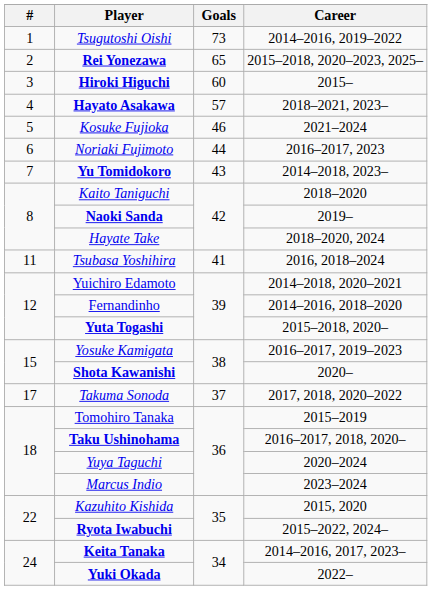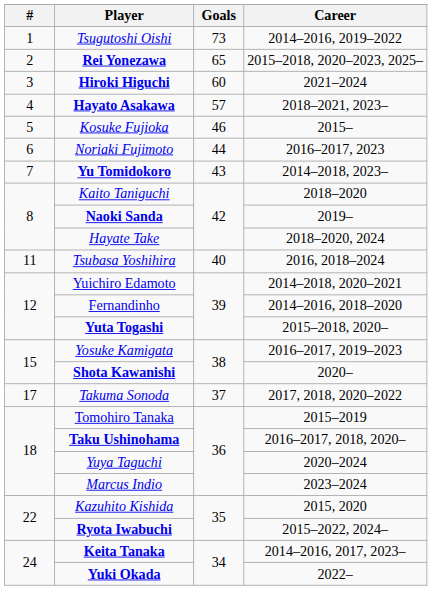(335, 82) 2015– -> (335, 82) 2021–2024
(335, 127) 2021–2024 -> (335, 127) 2015–
(219, 261) 41 -> (219, 261) 40
